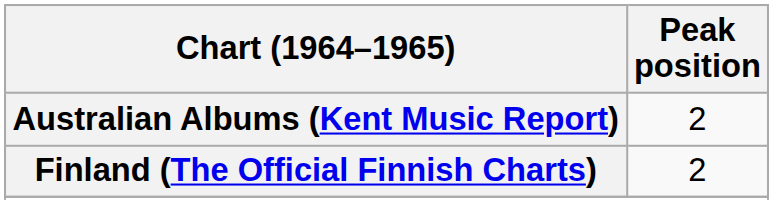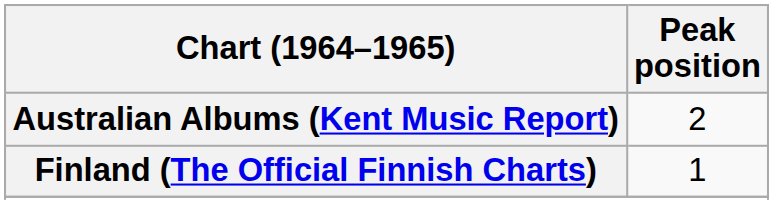(697, 170) 2 -> (697, 170) 1
